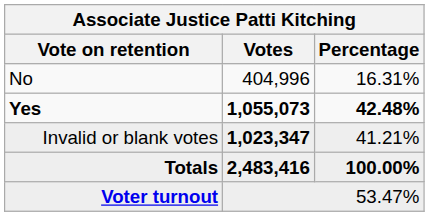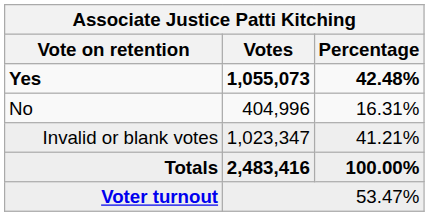rows swapped: (25, 108) <-> (21, 79)
(268, 138) bold -> (268, 138) normal
